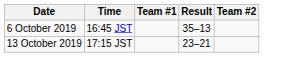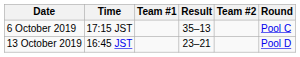+ column: (277, 12)
(109, 28) 16:45 JST -> (109, 28) 17:15 JST
(109, 44) 17:15 JST -> (109, 44) 16:45 JST
